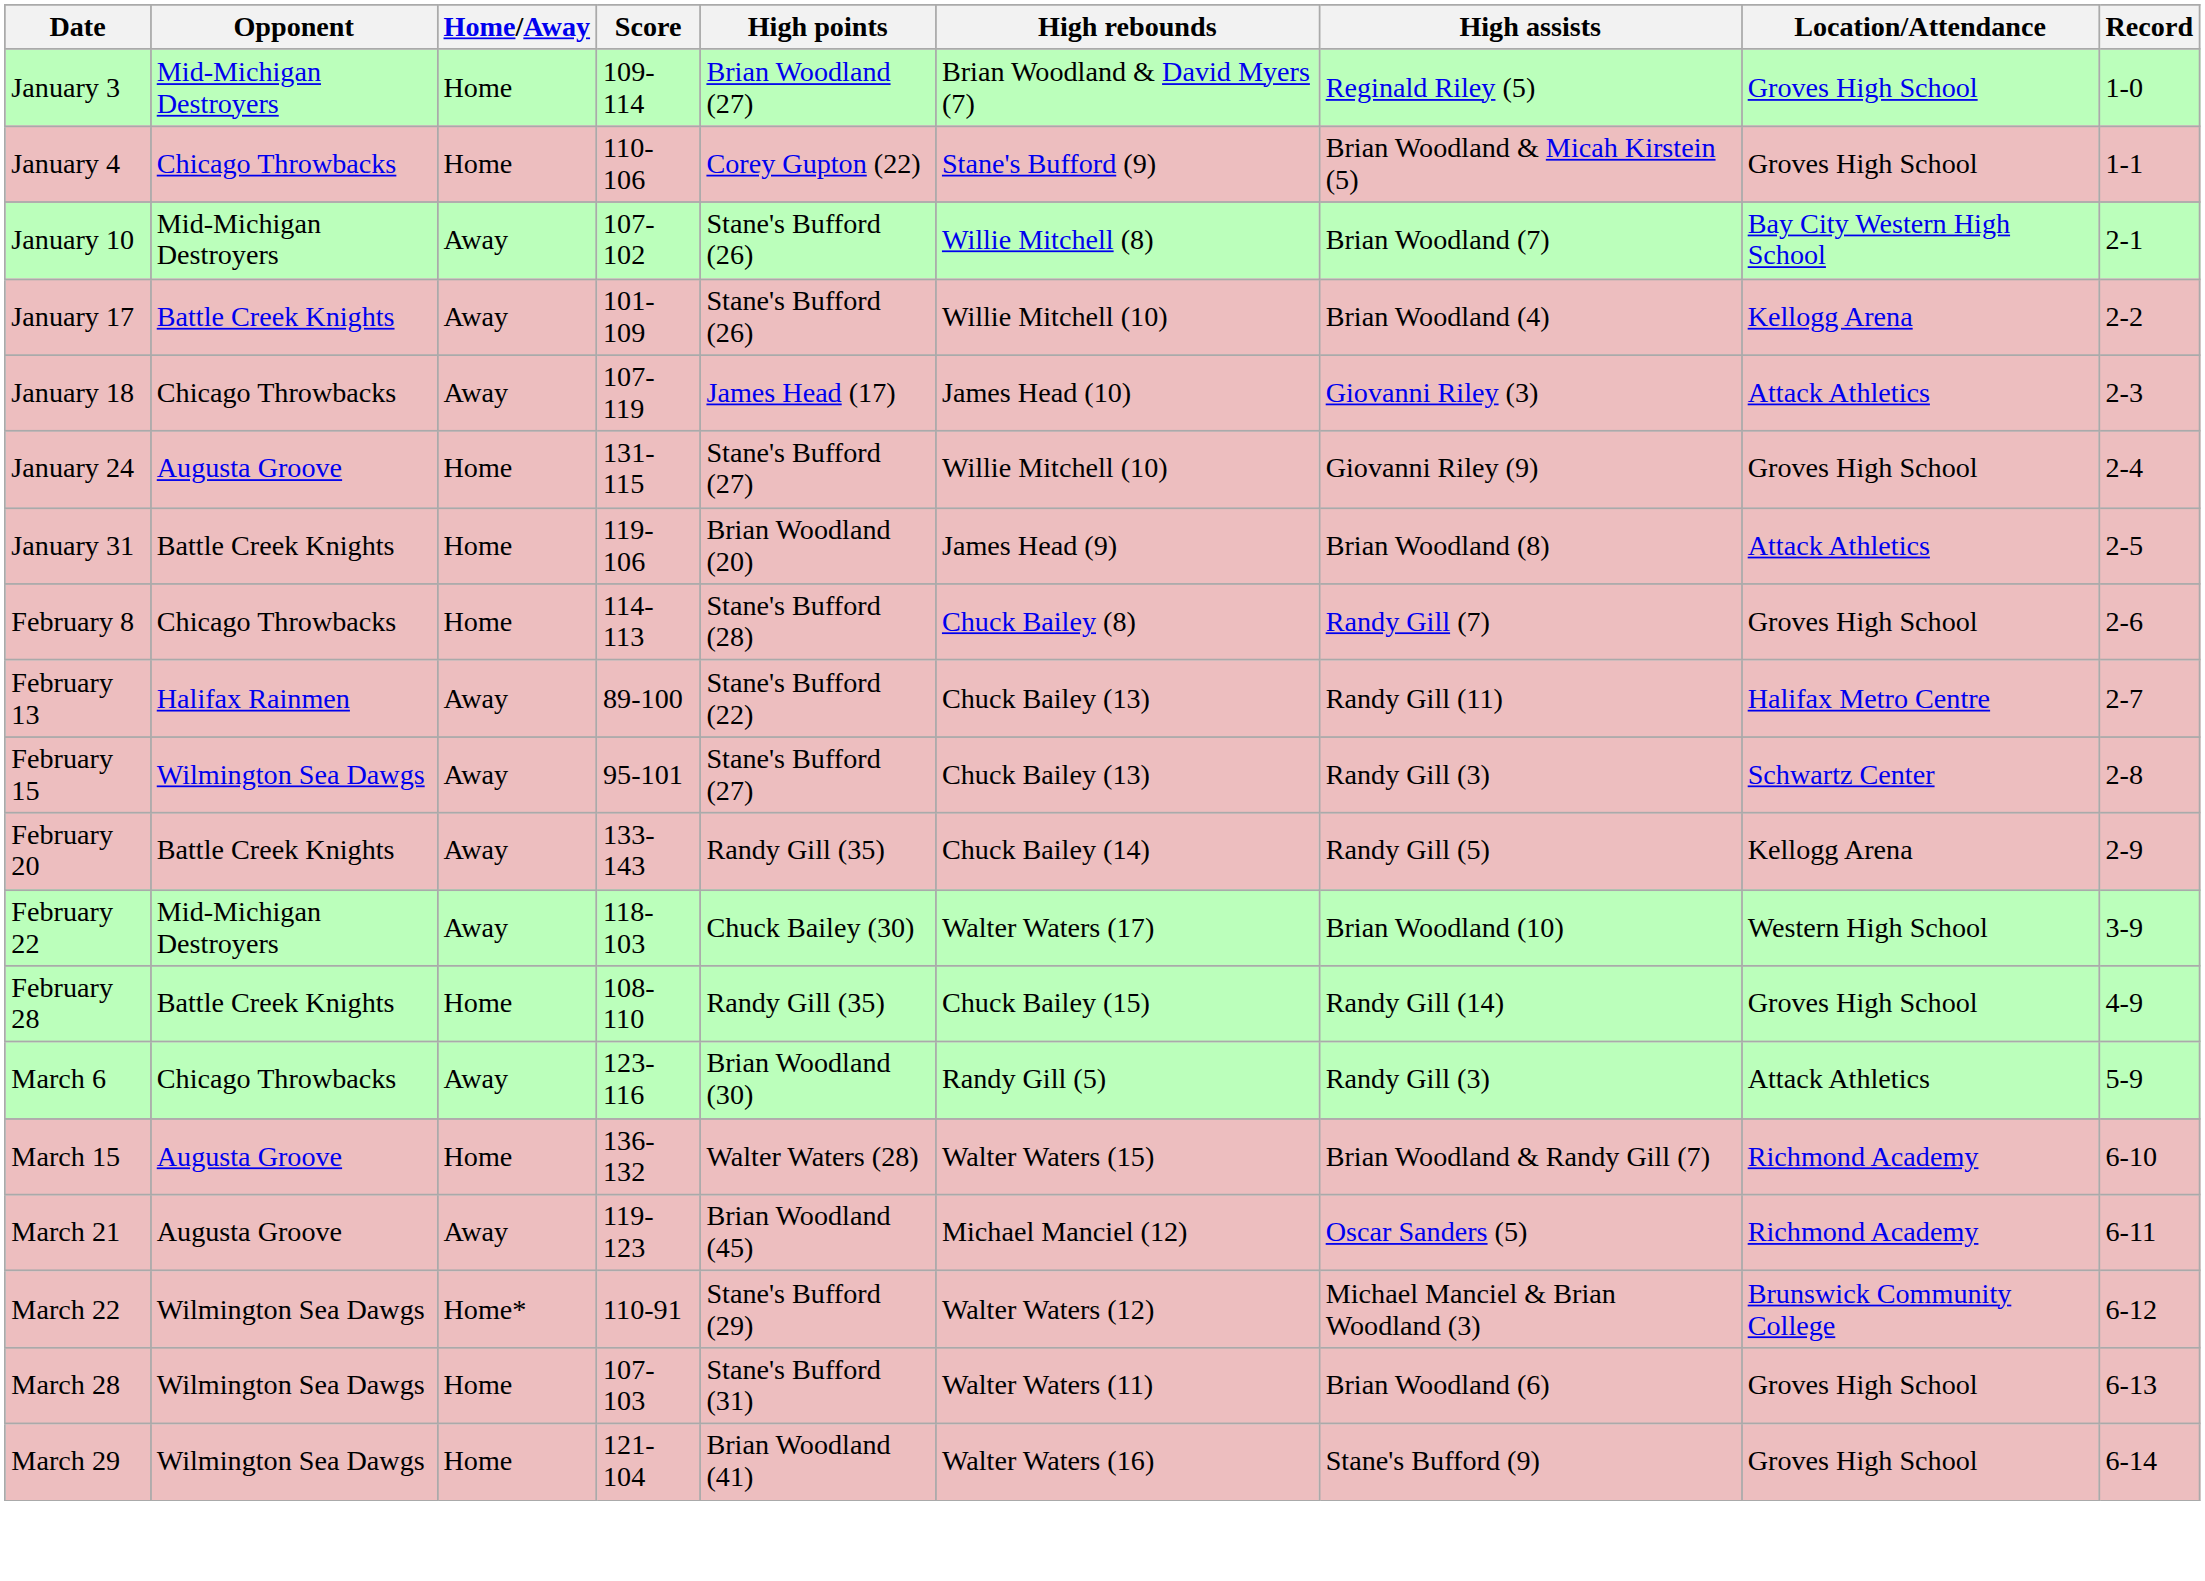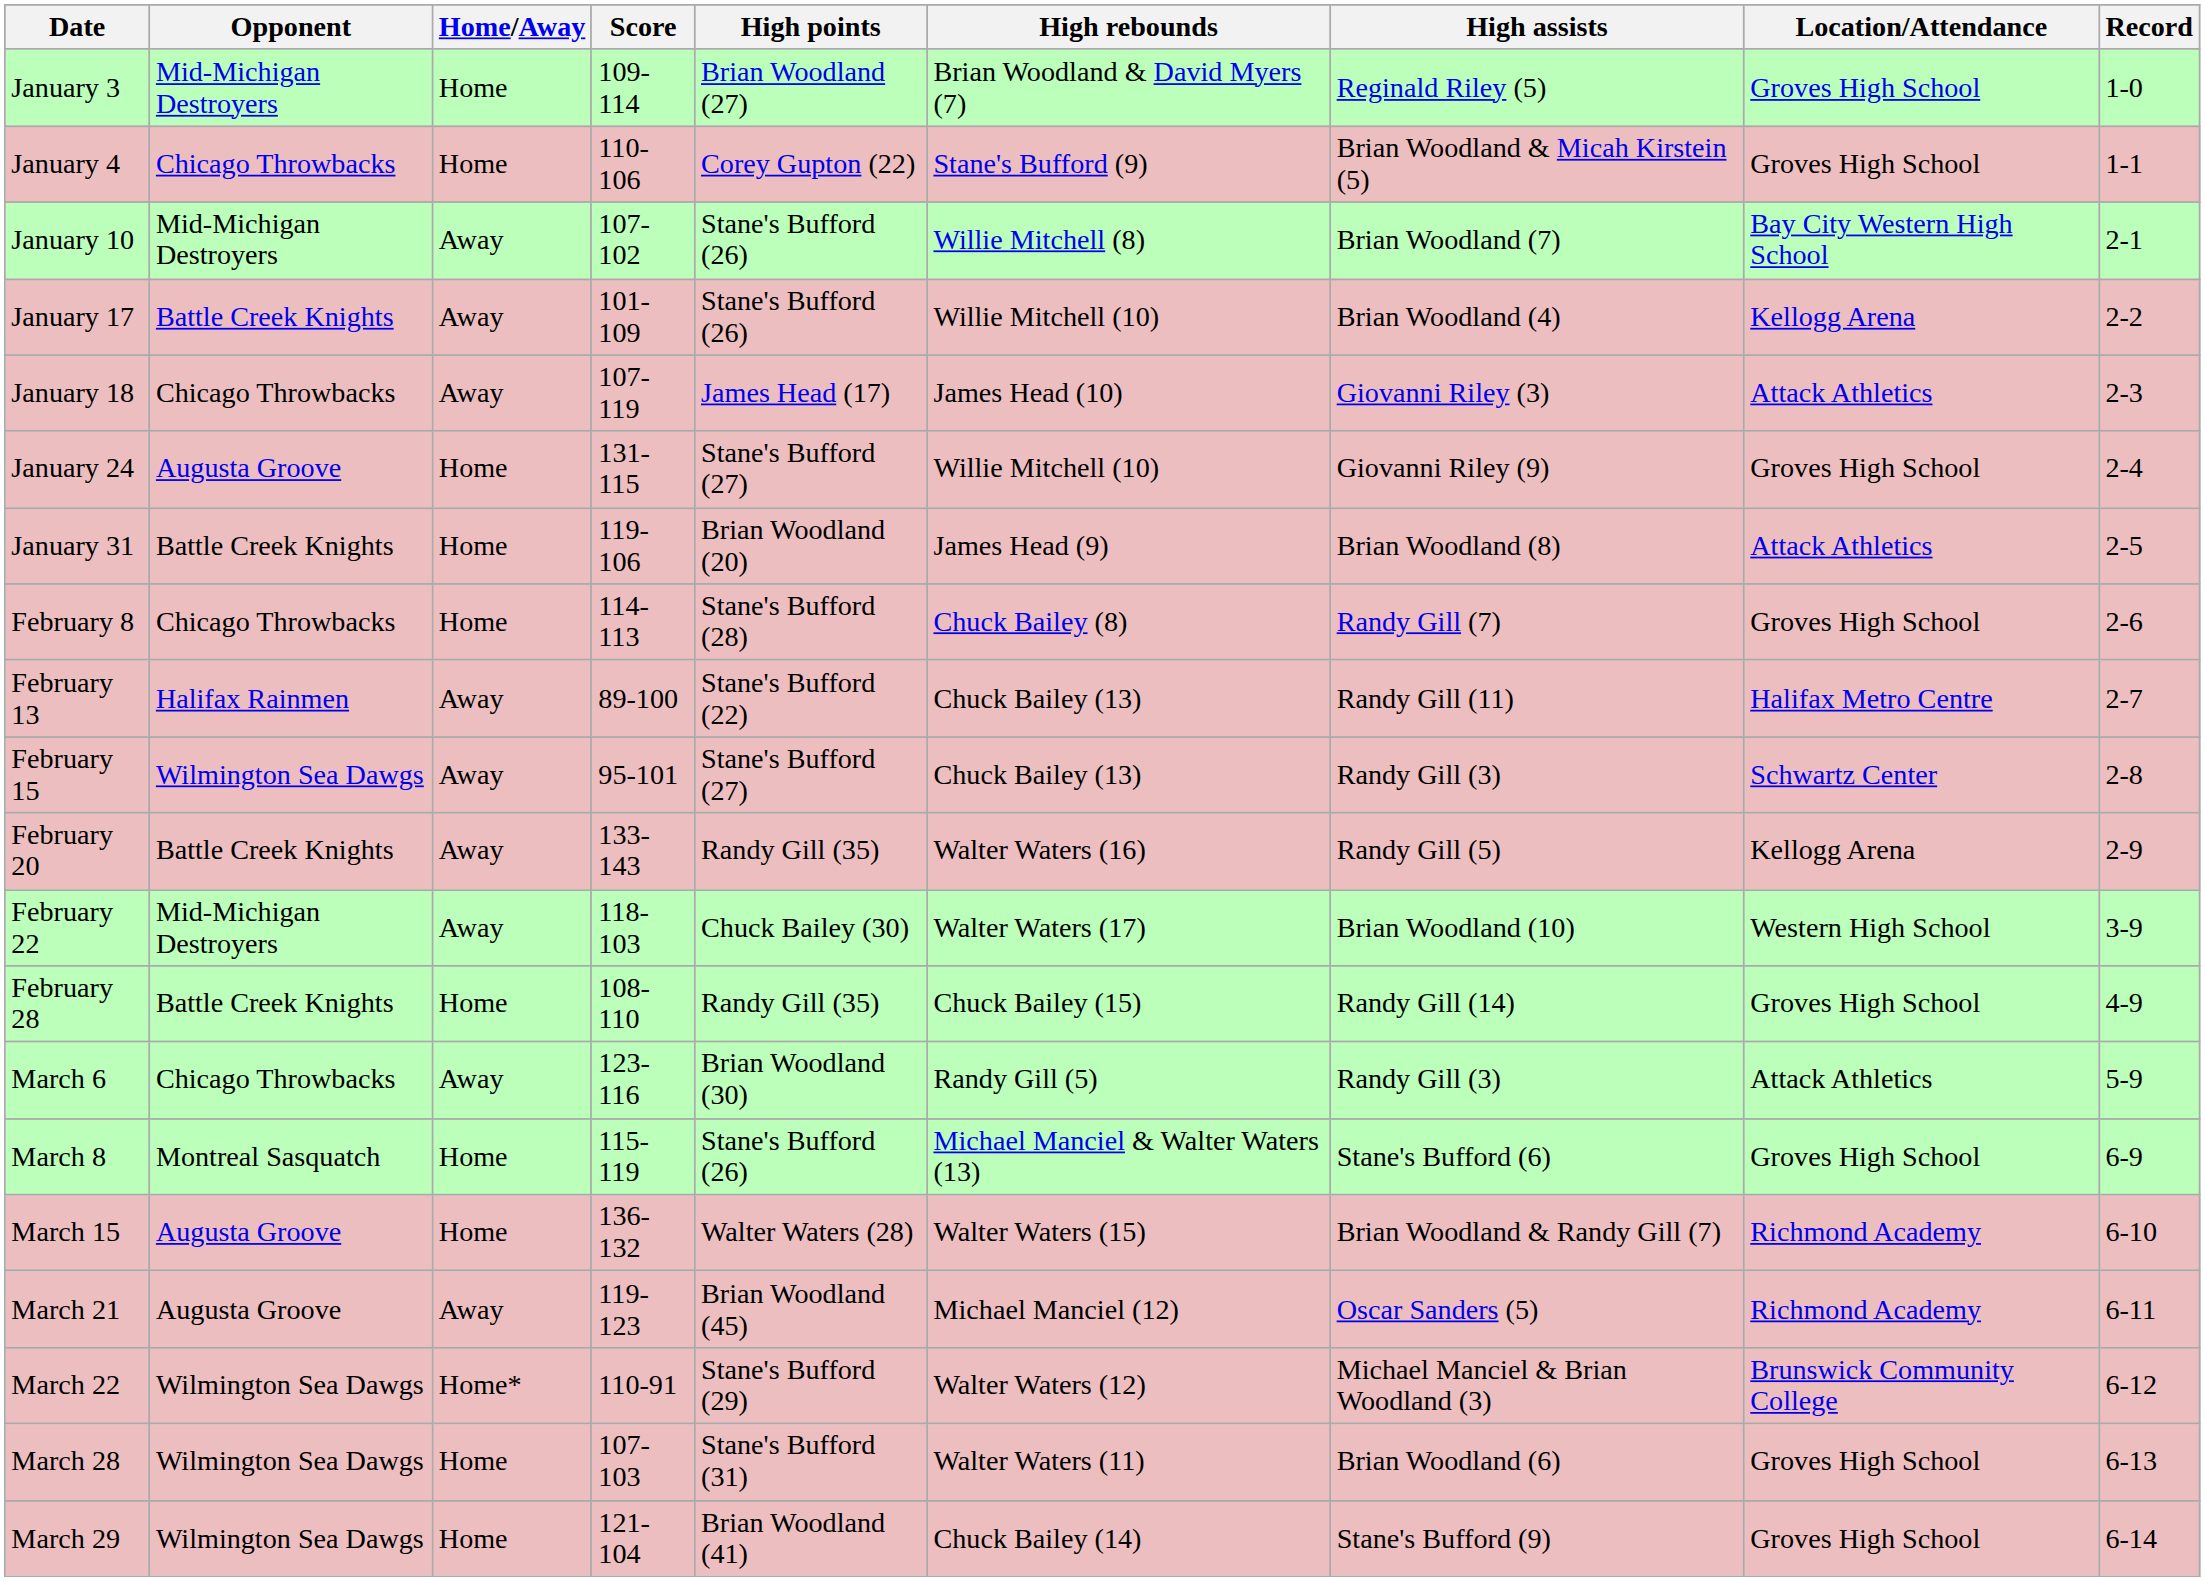(1046, 850) Chuck Bailey (14) -> (1040, 850) Walter Waters (16)
+ row: (59, 1156)
(1048, 1461) Walter Waters (16) -> (1037, 1537) Chuck Bailey (14)
